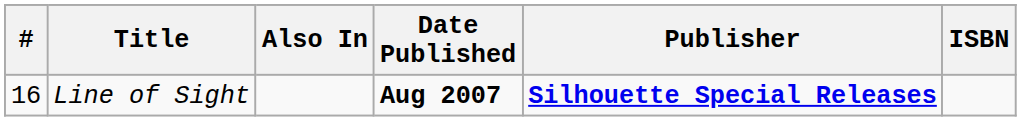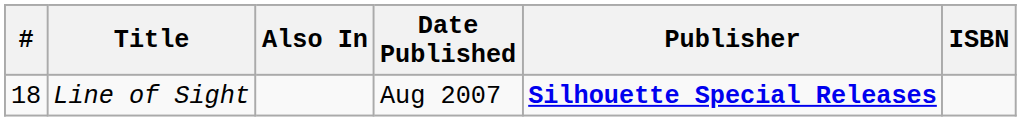(26, 96) 16 -> (26, 96) 18
(441, 96) bold -> (441, 96) normal
